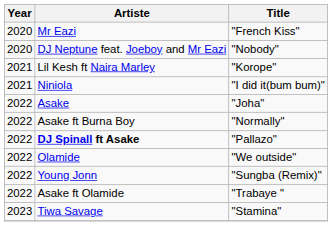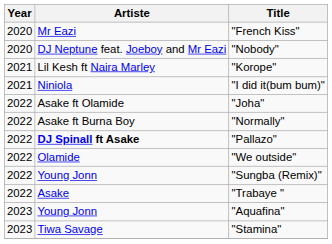(53, 103) Asake -> (81, 103) Asake ft Olamide
(81, 193) Asake ft Olamide -> (53, 193) Asake
+ row: (258, 211)
